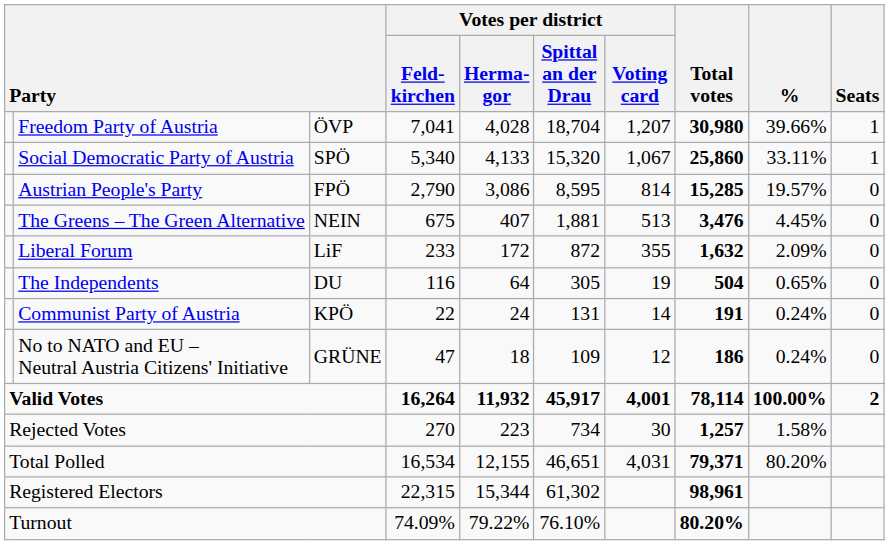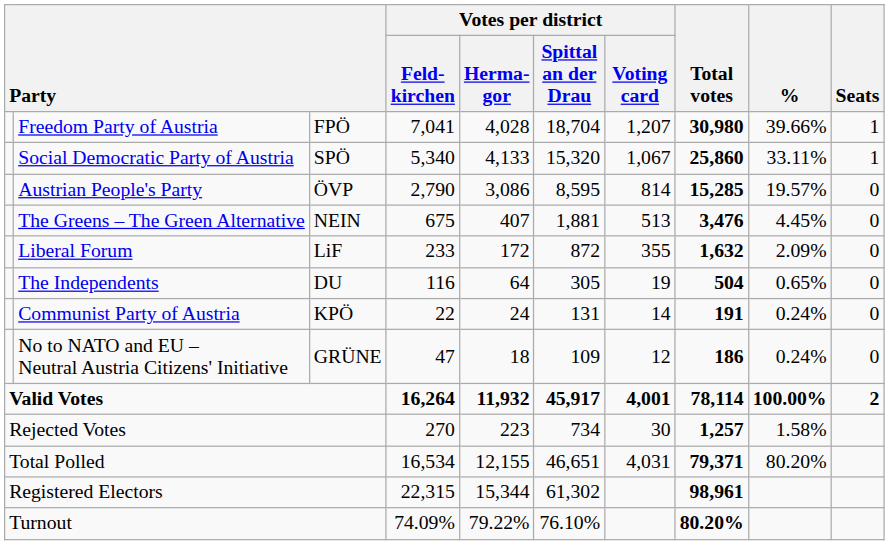(334, 126) ÖVP -> (332, 126) FPÖ
(332, 189) FPÖ -> (334, 189) ÖVP
